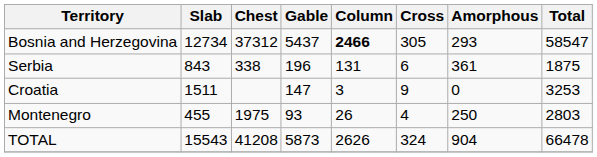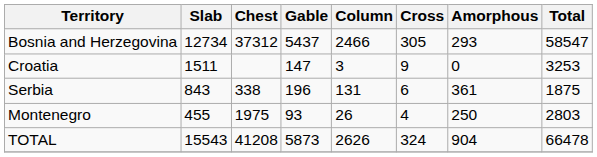(353, 41) bold -> (353, 41) normal
rows swapped: (33, 90) <-> (30, 66)
